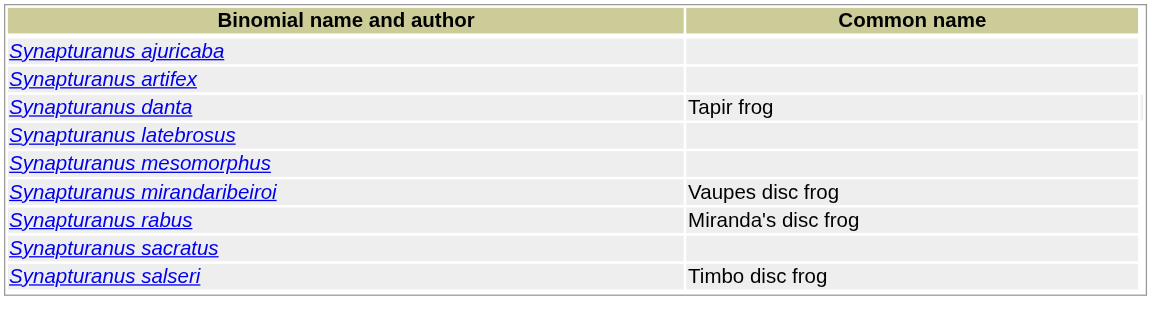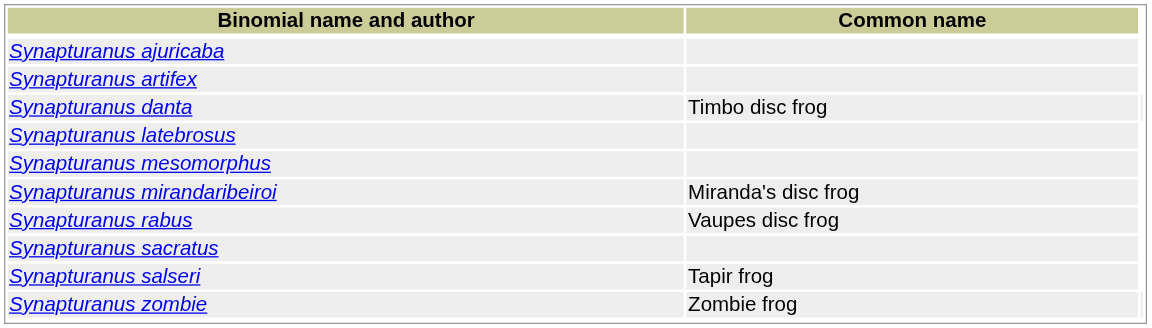(731, 107) Tapir frog -> (758, 107) Timbo disc frog
(764, 192) Vaupes disc frog -> (774, 192) Miranda's disc frog
(774, 220) Miranda's disc frog -> (764, 220) Vaupes disc frog
(758, 276) Timbo disc frog -> (731, 276) Tapir frog
+ row: (108, 304)
